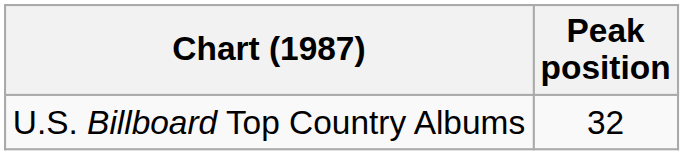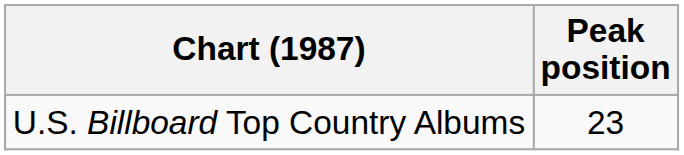(606, 121) 32 -> (606, 121) 23
